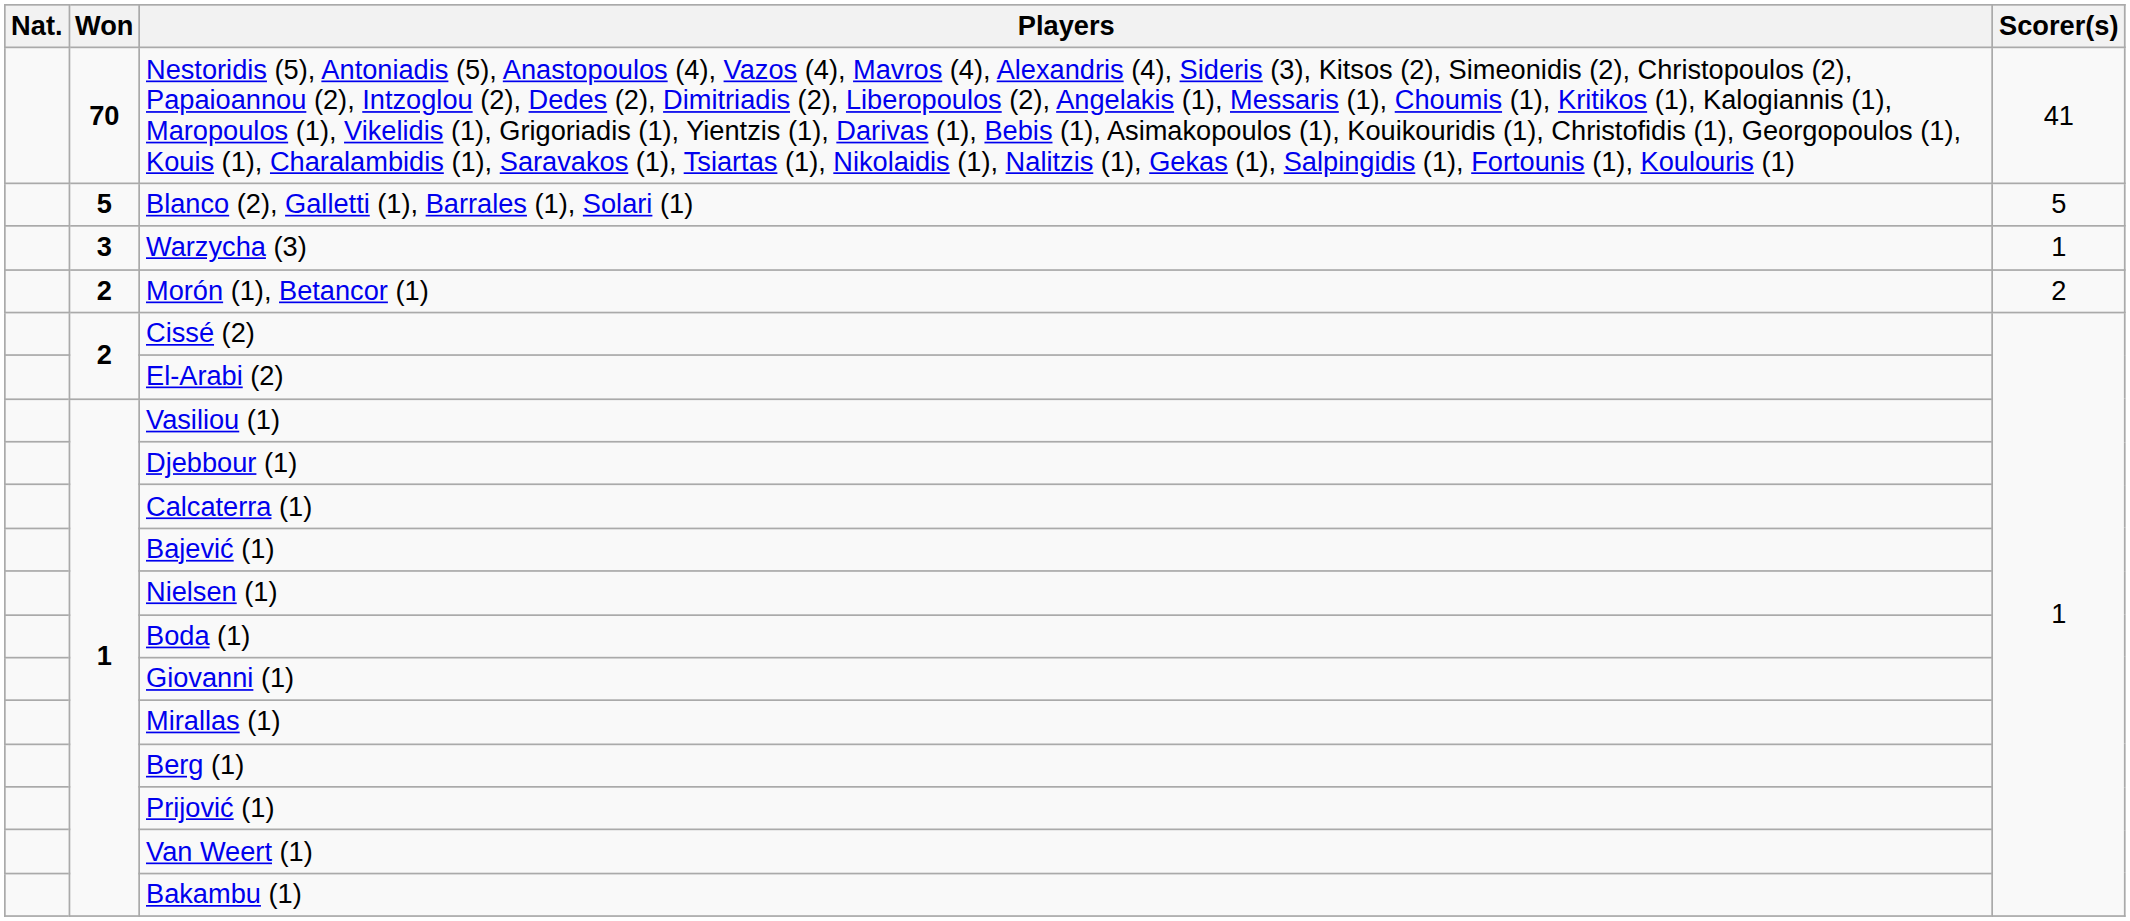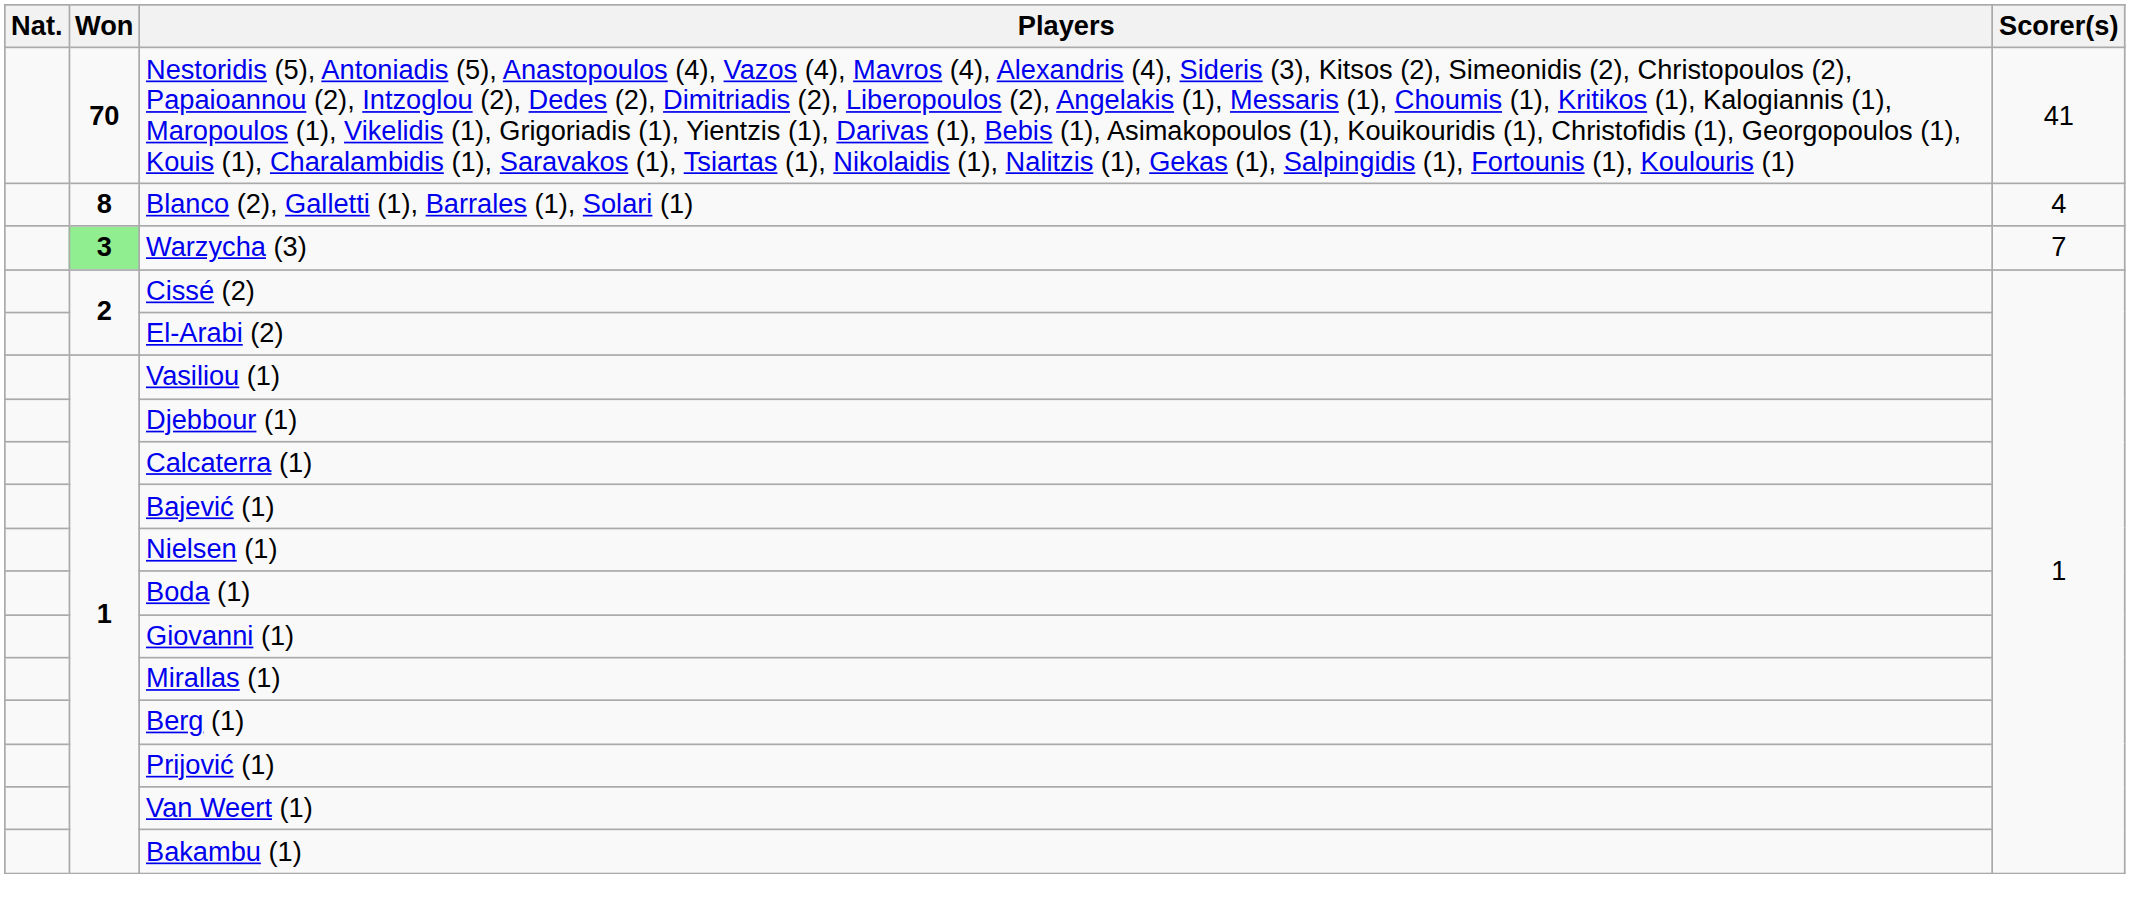(104, 204) 5 -> (104, 204) 8
(2059, 204) 5 -> (2059, 204) 4
(104, 247) no background -> (104, 247) lightgreen background
(2059, 247) 1 -> (2059, 247) 7
- row: (287, 290)
